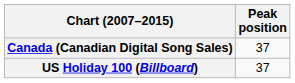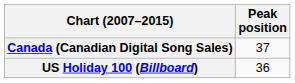(263, 68) 37 -> (263, 68) 36
